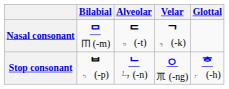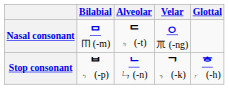(172, 35) ᄀ ㆶ (-k) -> (172, 36) ㅇ ㆭ (-ng)
(172, 68) ㅇ ㆭ (-ng) -> (172, 68) ᄀ ㆶ (-k)
